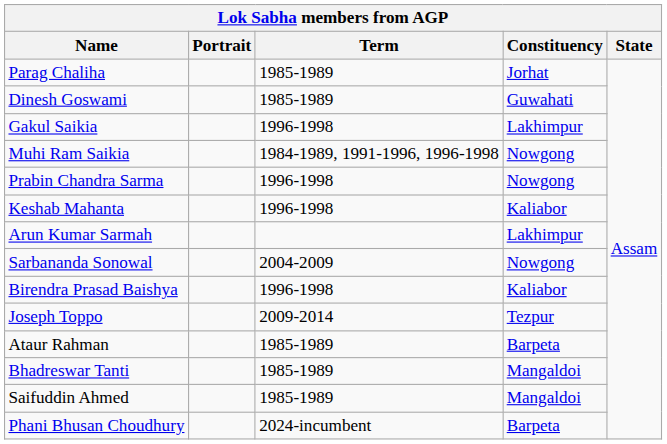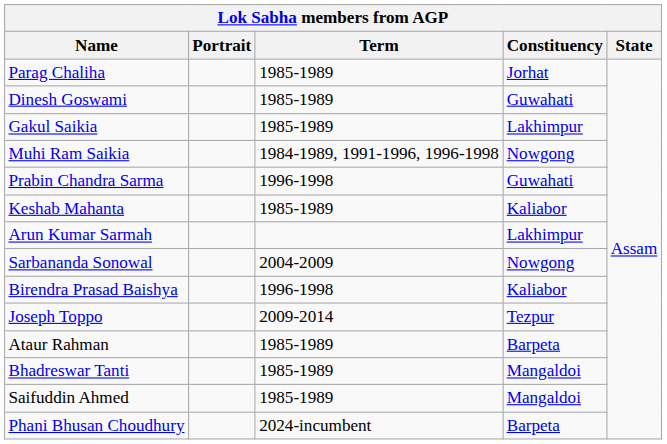(296, 126) 1996-1998 -> (296, 126) 1985-1989
(540, 180) Nowgong -> (540, 180) Guwahati
(296, 208) 1996-1998 -> (296, 208) 1985-1989
